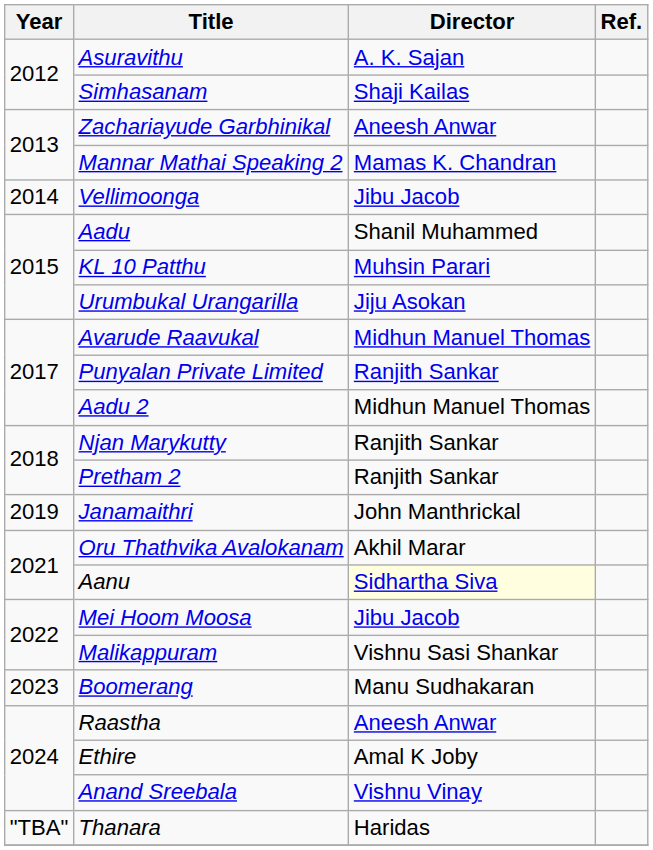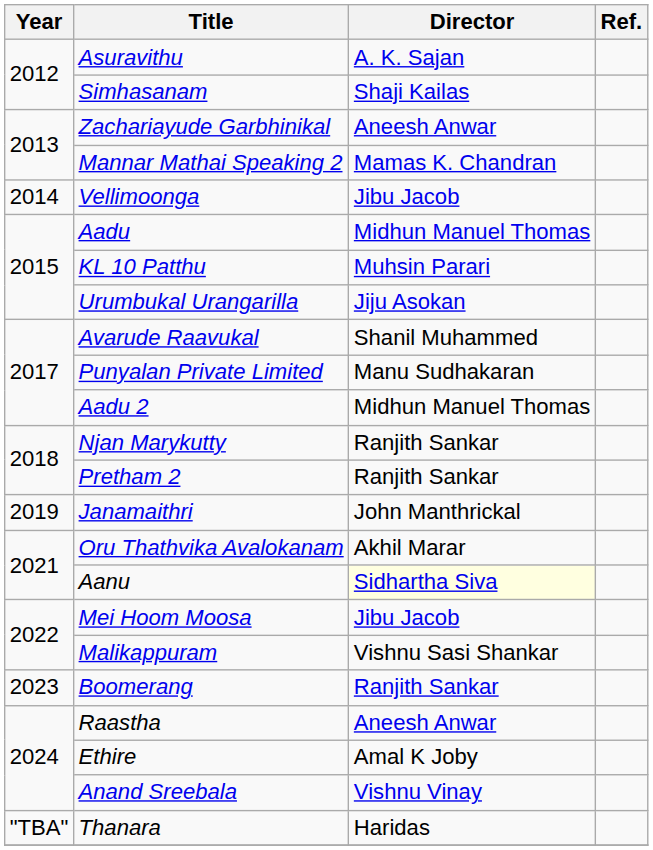(446, 232) Shanil Muhammed -> (472, 232) Midhun Manuel Thomas
(472, 337) Midhun Manuel Thomas -> (446, 337) Shanil Muhammed
(426, 372) Ranjith Sankar -> (444, 372) Manu Sudhakaran
(444, 687) Manu Sudhakaran -> (426, 687) Ranjith Sankar
